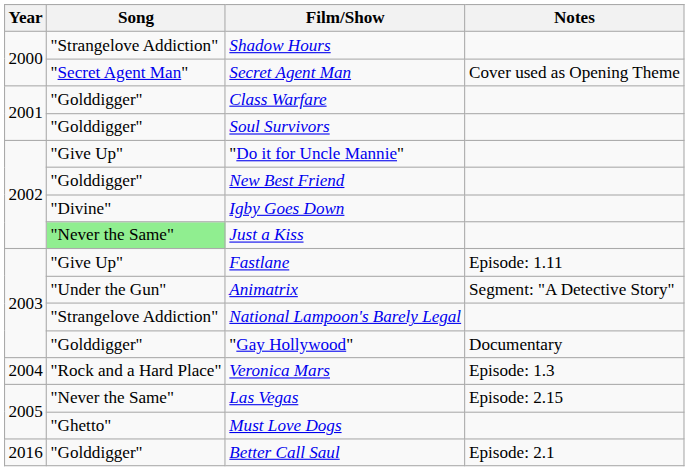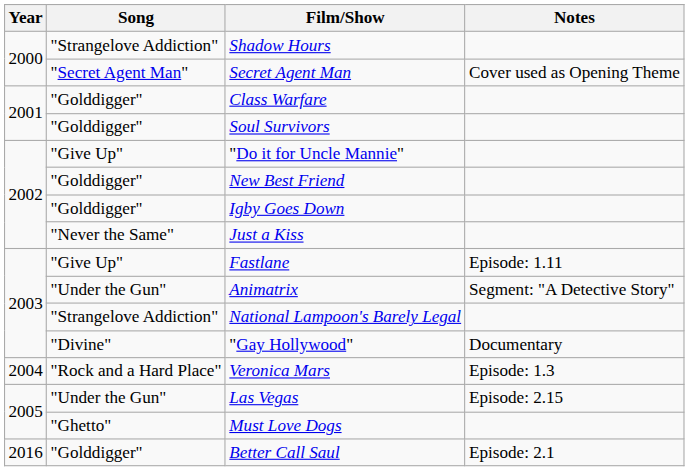(81, 208) "Divine" -> (97, 208) "Golddigger"
(112, 235) lightgreen background -> (112, 235) no background
(97, 343) "Golddigger" -> (81, 343) "Divine"
(112, 398) "Never the Same" -> (108, 398) "Under the Gun"
